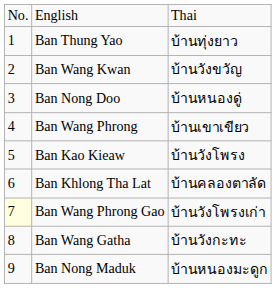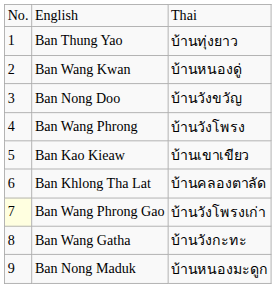(207, 70) บ้านวังขวัญ -> (206, 70) บ้านหนองดู่
(206, 98) บ้านหนองดู่ -> (207, 98) บ้านวังขวัญ
(210, 126) บ้านเขาเขียว -> (208, 126) บ้านวังโพรง
(208, 155) บ้านวังโพรง -> (210, 155) บ้านเขาเขียว
